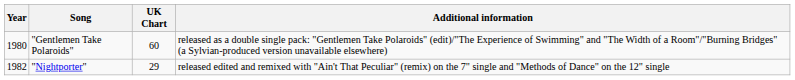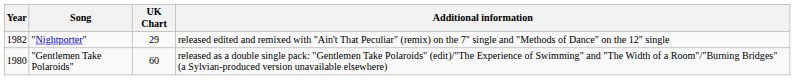rows swapped: (67, 45) <-> (59, 67)
